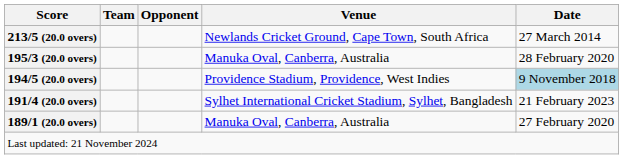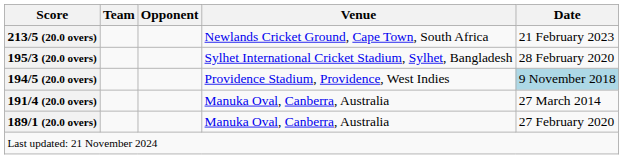(560, 36) 27 March 2014 -> (566, 36) 21 February 2023
(297, 57) Manuka Oval, Canberra, Australia -> (359, 57) Sylhet International Cricket Stadium, Sylhet, Bangladesh
(359, 100) Sylhet International Cricket Stadium, Sylhet, Bangladesh -> (297, 100) Manuka Oval, Canberra, Australia
(566, 100) 21 February 2023 -> (560, 100) 27 March 2014
